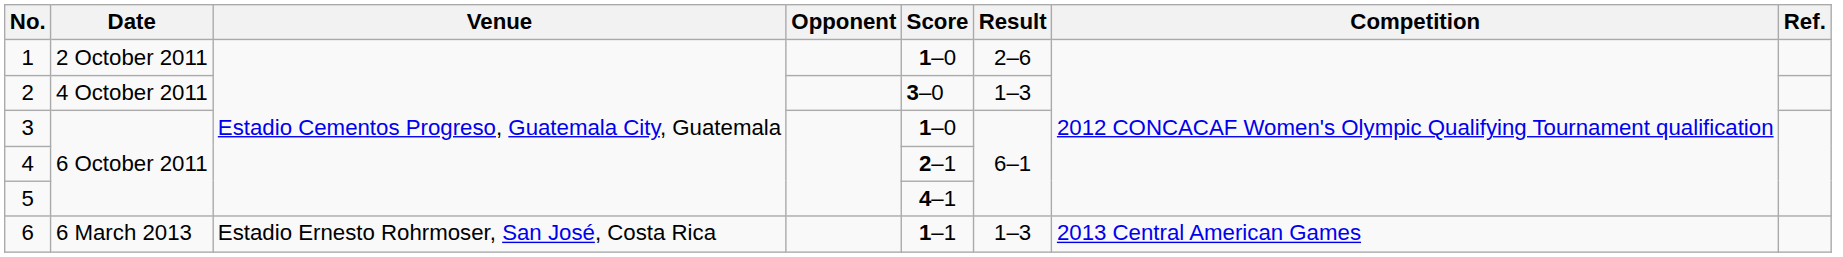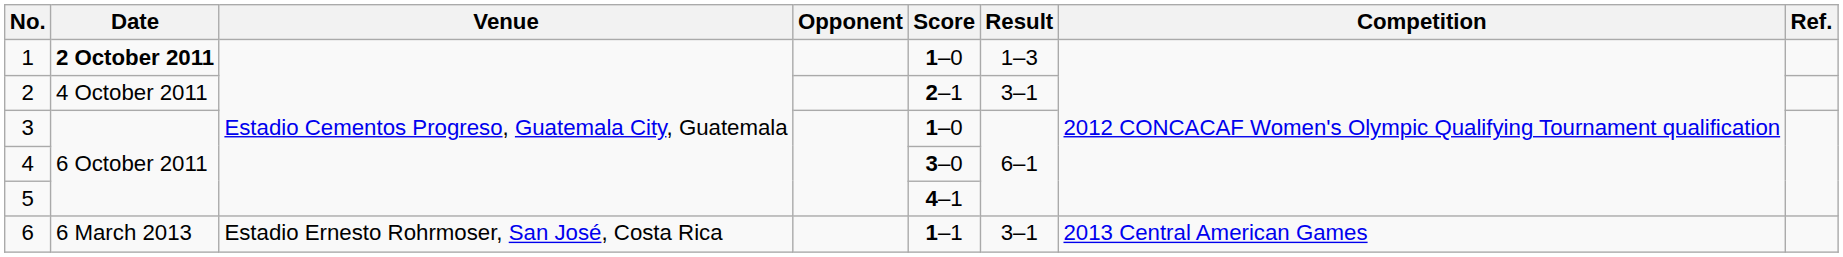(132, 57) normal -> (135, 57) bold
(1013, 57) 2–6 -> (1019, 57) 1–3
(925, 92) 3–0 -> (944, 92) 2–1
(1013, 92) 1–3 -> (1019, 92) 3–1
(938, 163) 2–1 -> (944, 163) 3–0
(1013, 233) 1–3 -> (1019, 233) 3–1
